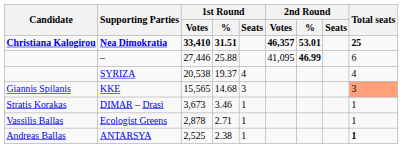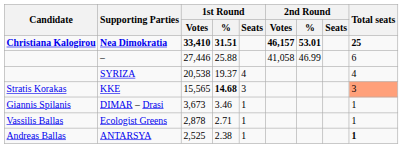(281, 43) 46,357 -> (281, 43) 46,157
(281, 58) 41,095 -> (281, 58) 41,058
(310, 58) bold -> (310, 58) normal
(39, 89) Giannis Spilanis -> (37, 89) Stratis Korakas
(226, 89) normal -> (226, 89) bold
(37, 105) Stratis Korakas -> (39, 105) Giannis Spilanis
